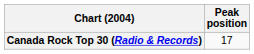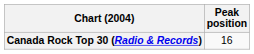(227, 40) 17 -> (227, 40) 16
